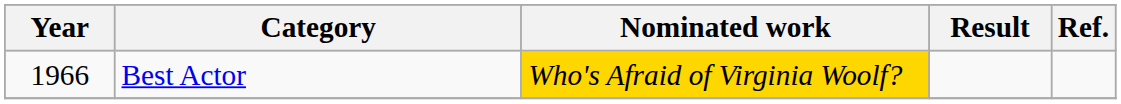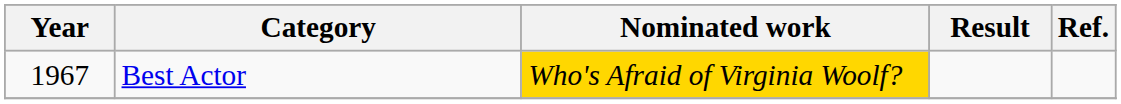(60, 74) 1966 -> (60, 74) 1967
